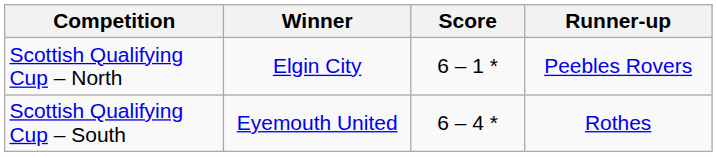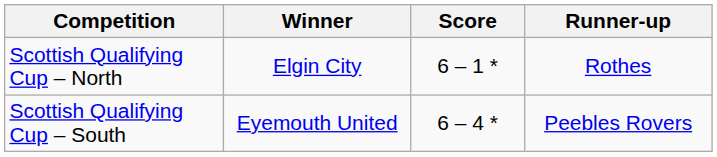(618, 66) Peebles Rovers -> (618, 66) Rothes
(618, 122) Rothes -> (618, 122) Peebles Rovers
